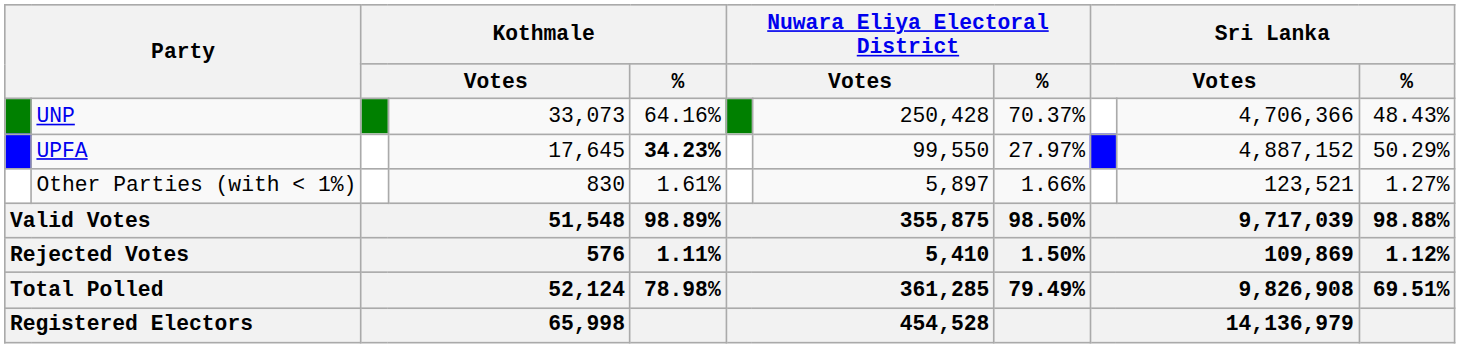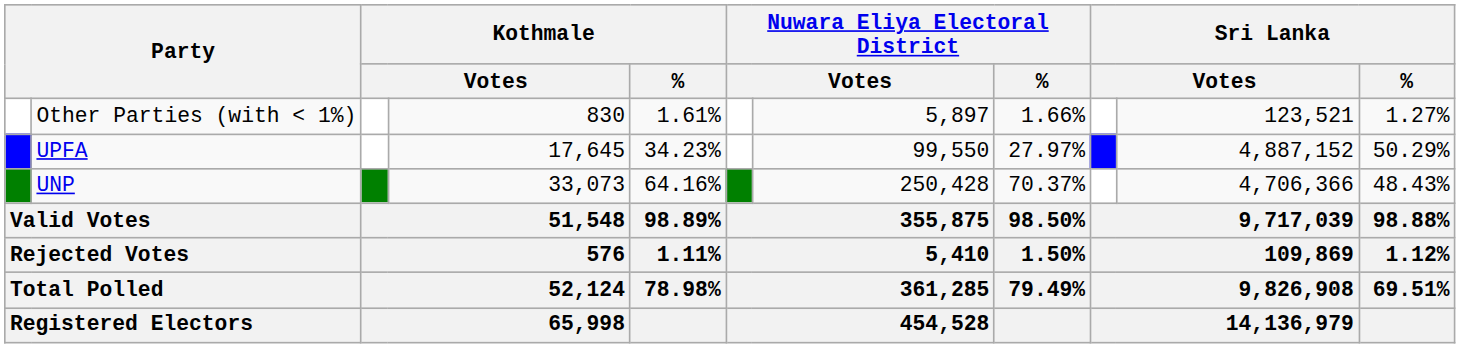rows swapped: (56, 116) <-> (196, 186)
(682, 151) bold -> (682, 151) normal
